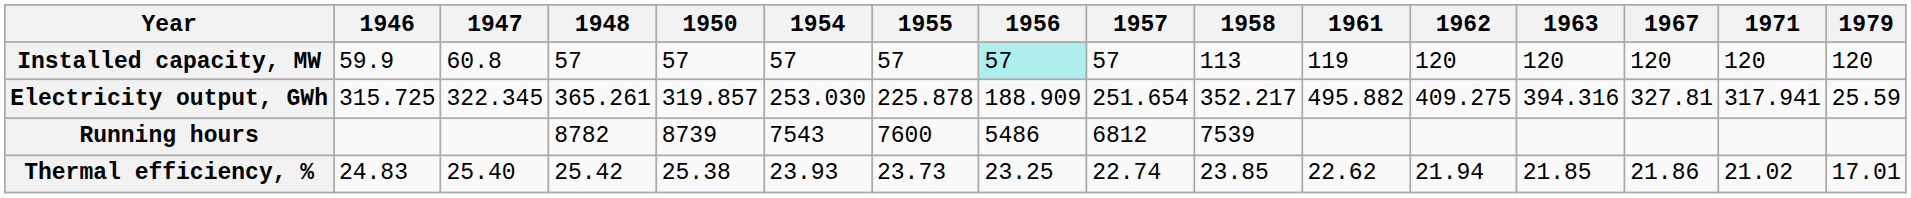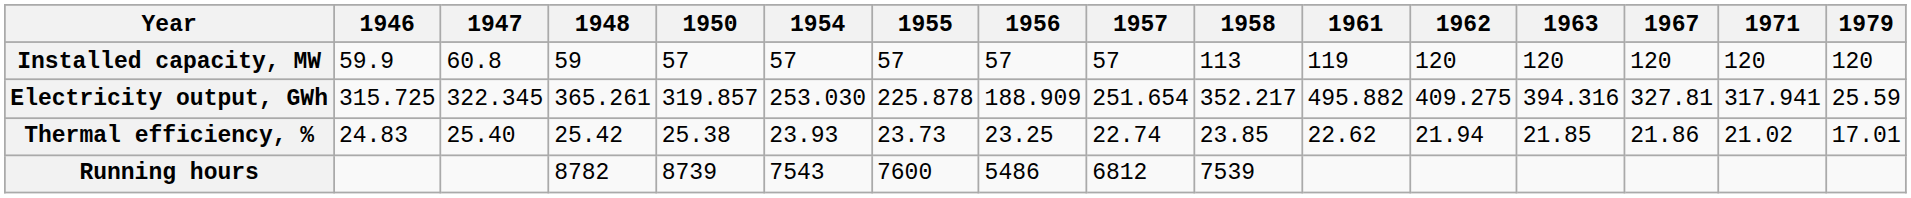(568, 61) 57 -> (568, 61) 59
(998, 61) paleturquoise background -> (998, 61) no background
rows swapped: (169, 174) <-> (169, 136)
